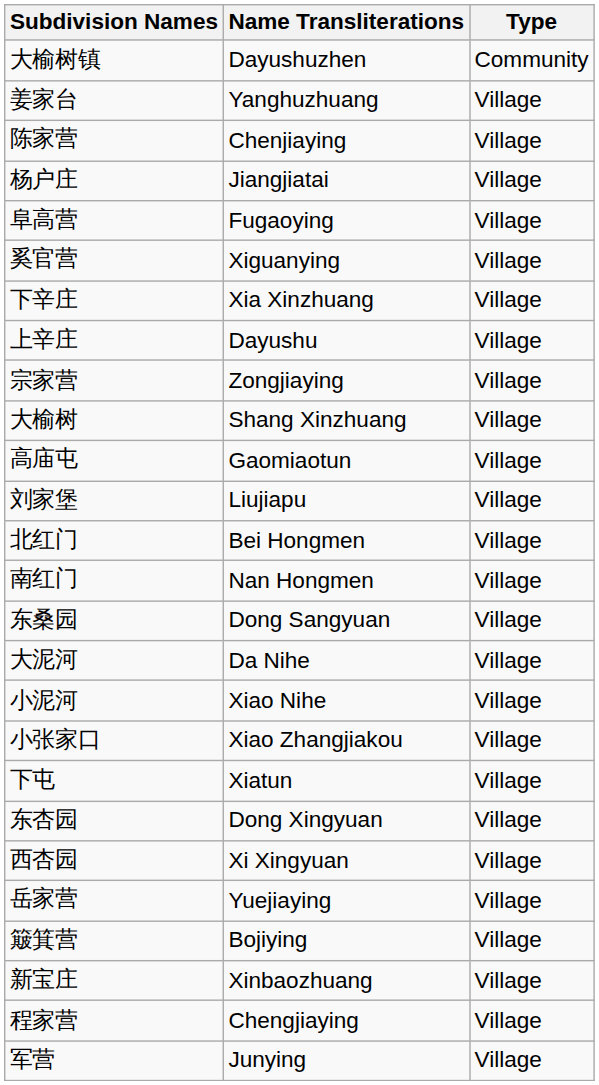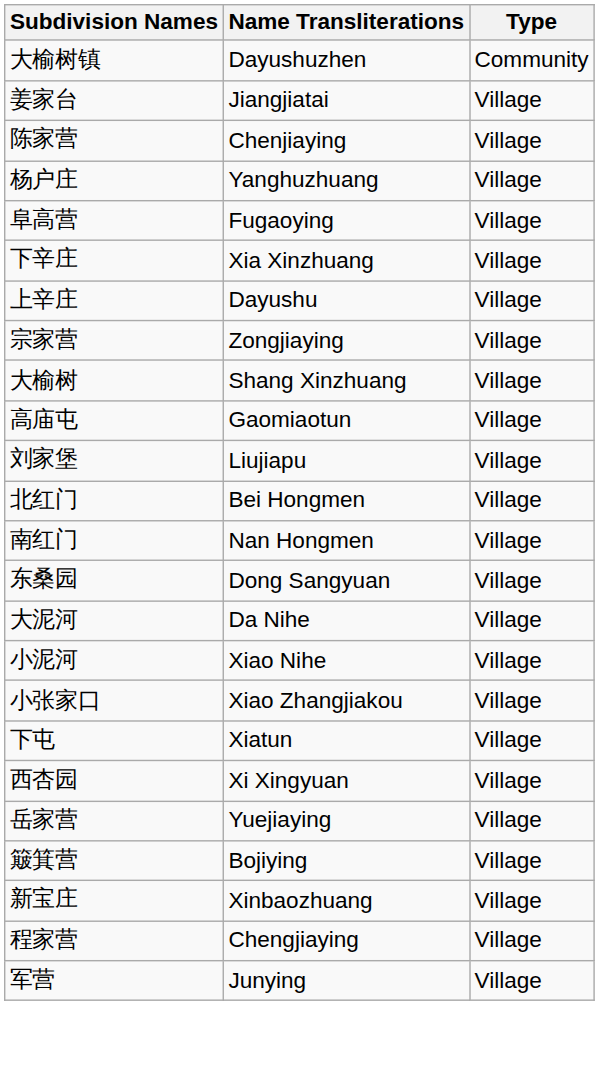(303, 100) Yanghuzhuang -> (279, 100) Jiangjiatai
(279, 180) Jiangjiatai -> (303, 180) Yanghuzhuang
- row: (44, 259)
- row: (44, 819)
